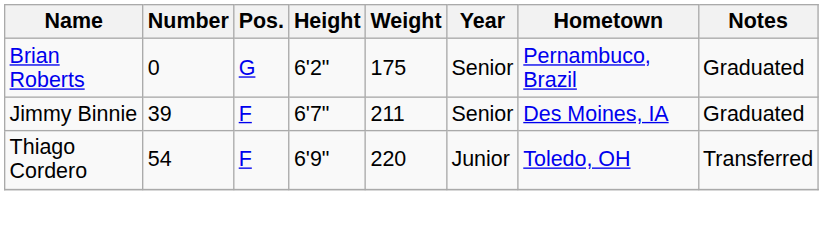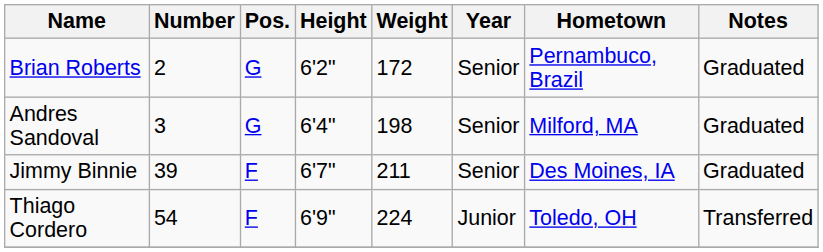(154, 67) 0 -> (160, 67) 2
(388, 67) 175 -> (394, 67) 172
+ row: (54, 125)
(388, 159) 220 -> (394, 217) 224
